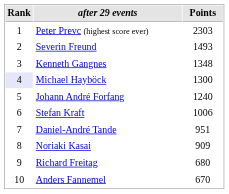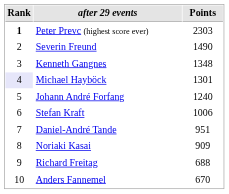(19, 30) normal -> (19, 30) bold
(203, 47) 1493 -> (203, 47) 1490
(203, 80) 1300 -> (203, 80) 1301
(203, 163) 680 -> (203, 163) 688
